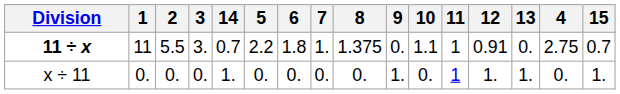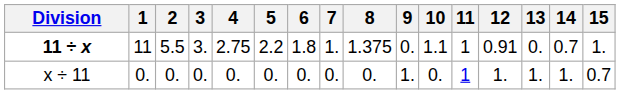columns swapped: (561, 18) <-> (228, 18)
(599, 46) 0.7 -> (599, 46) 1.
(599, 74) 1. -> (599, 74) 0.7
